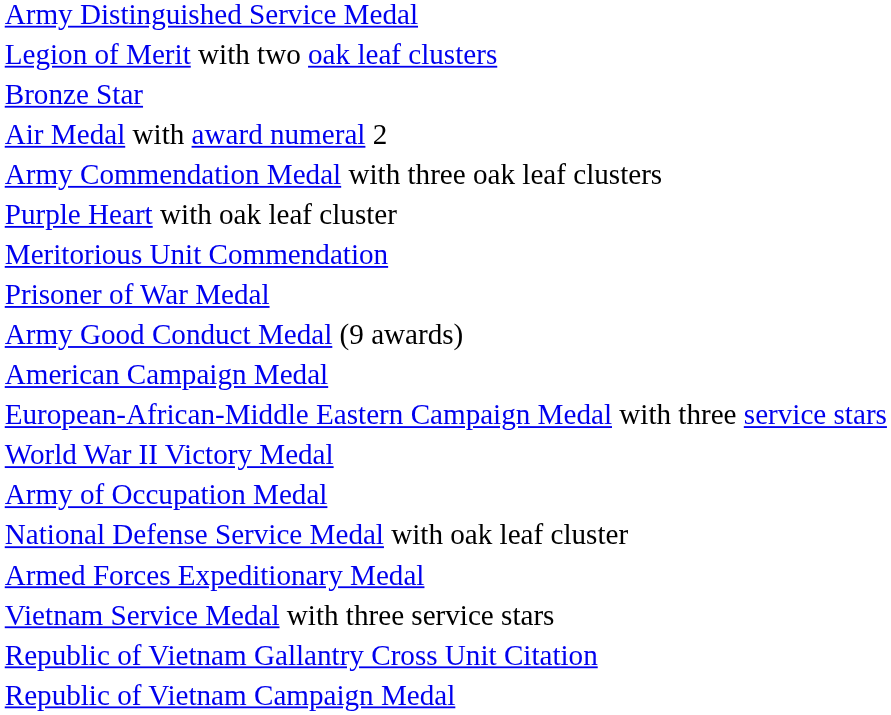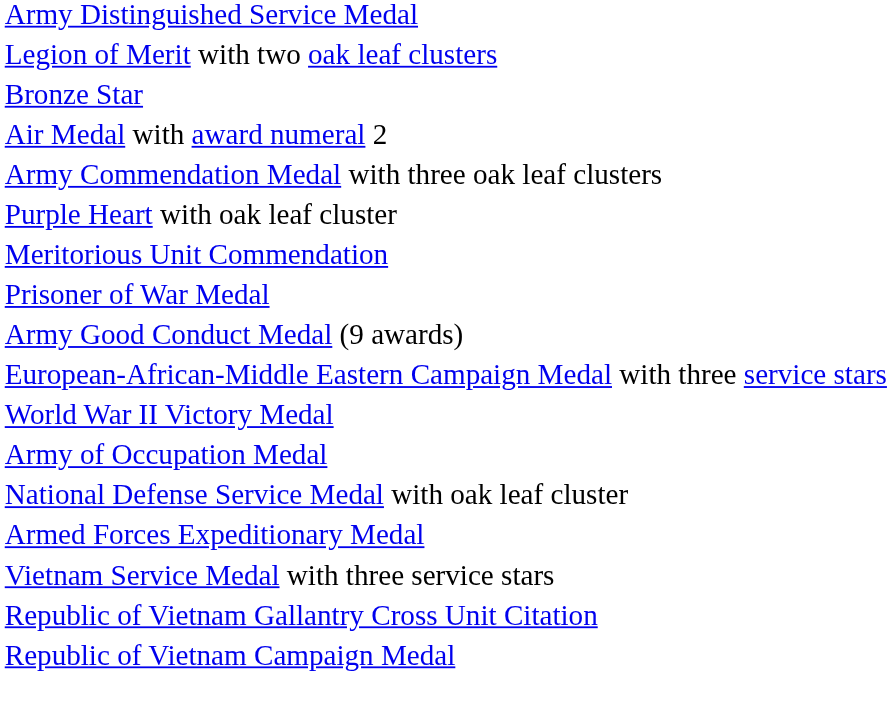- row: (166, 374)
